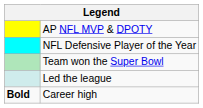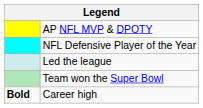rows swapped: (103, 62) <-> (77, 78)
